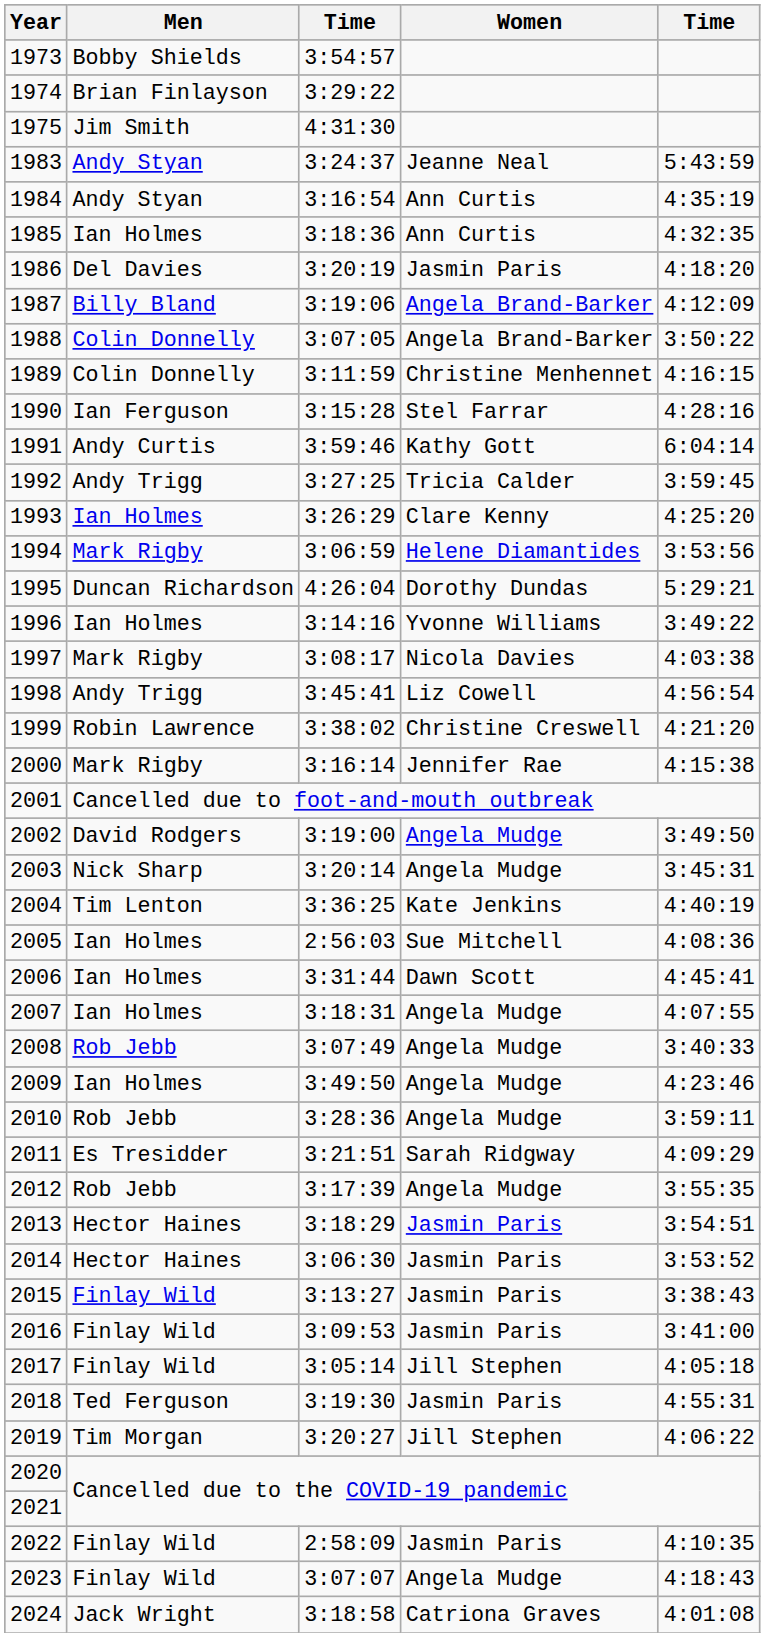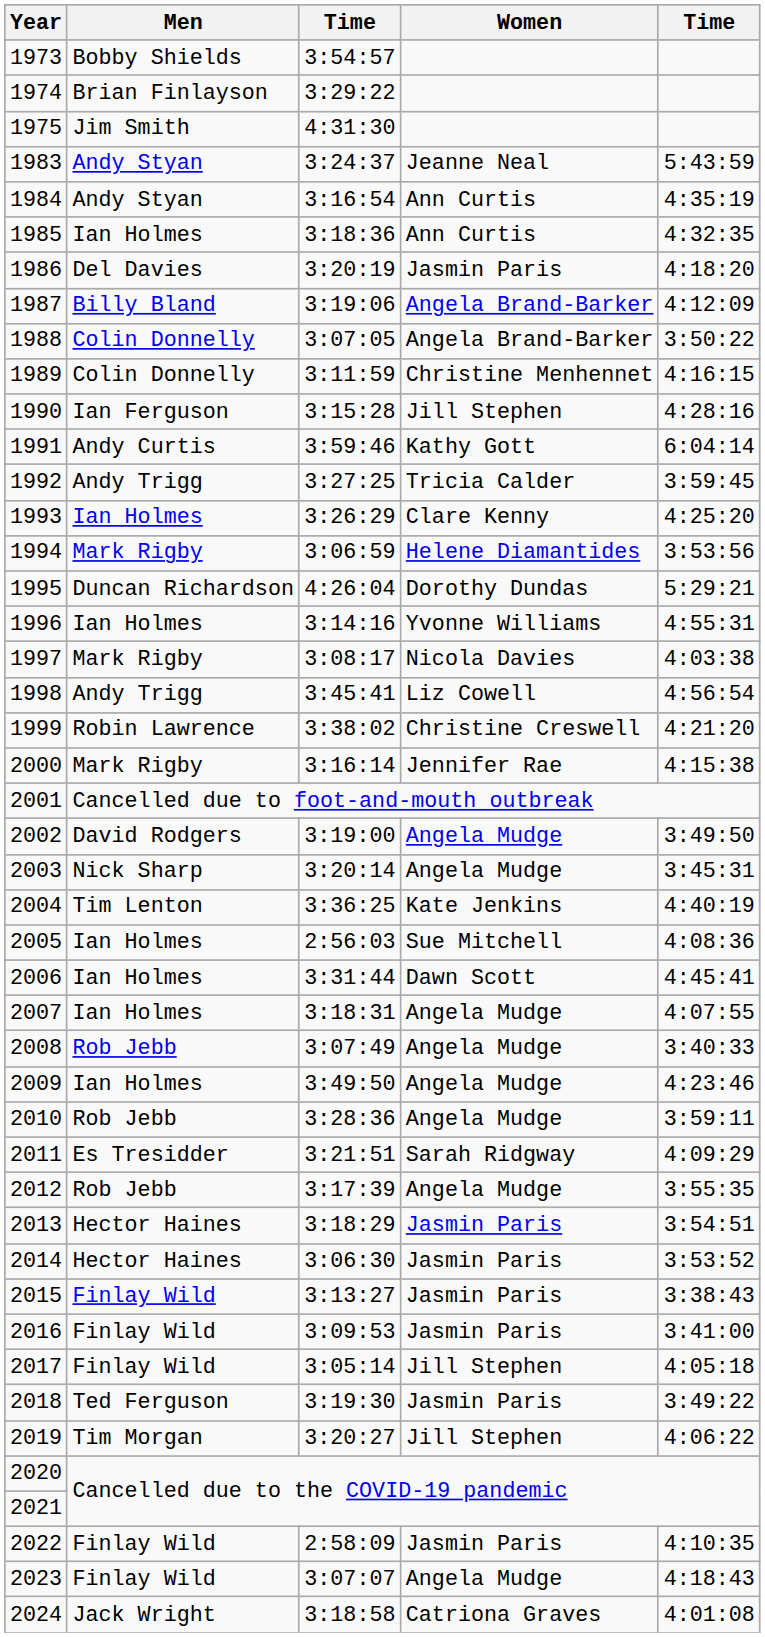(477, 412) Stel Farrar -> (484, 412) Jill Stephen
(709, 624) 3:49:22 -> (709, 624) 4:55:31
(709, 1402) 4:55:31 -> (709, 1402) 3:49:22
